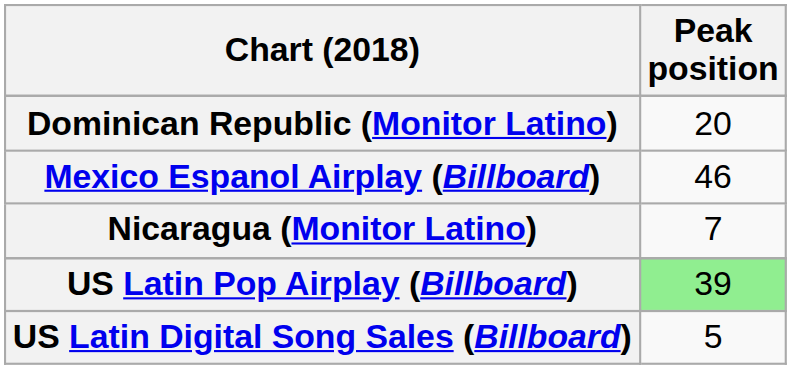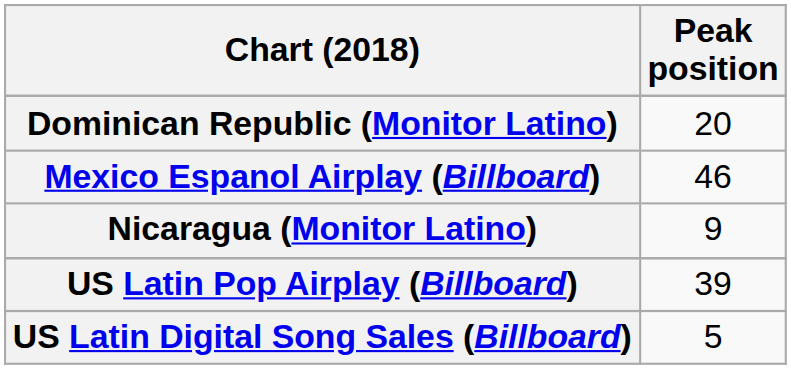(713, 229) 7 -> (713, 229) 9
(713, 283) lightgreen background -> (713, 283) no background
